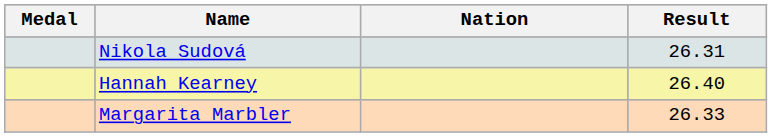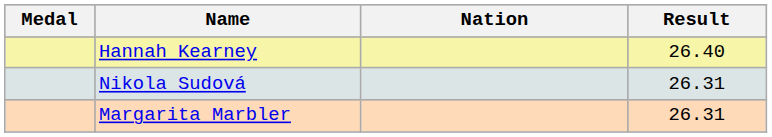rows swapped: (178, 84) <-> (172, 52)
(697, 115) 26.33 -> (697, 115) 26.31
